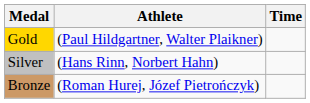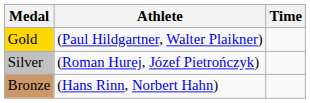(138, 62) (Hans Rinn, Norbert Hahn) -> (158, 62) (Roman Hurej, Józef Pietrończyk)
(158, 86) (Roman Hurej, Józef Pietrończyk) -> (138, 86) (Hans Rinn, Norbert Hahn)
